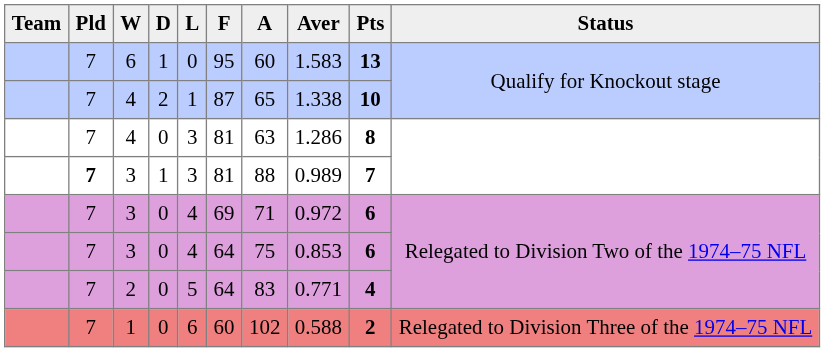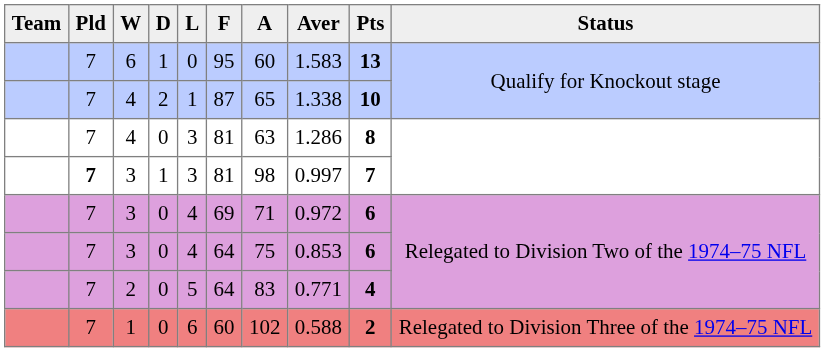(265, 175) 88 -> (265, 175) 98
(318, 175) 0.989 -> (318, 175) 0.997
